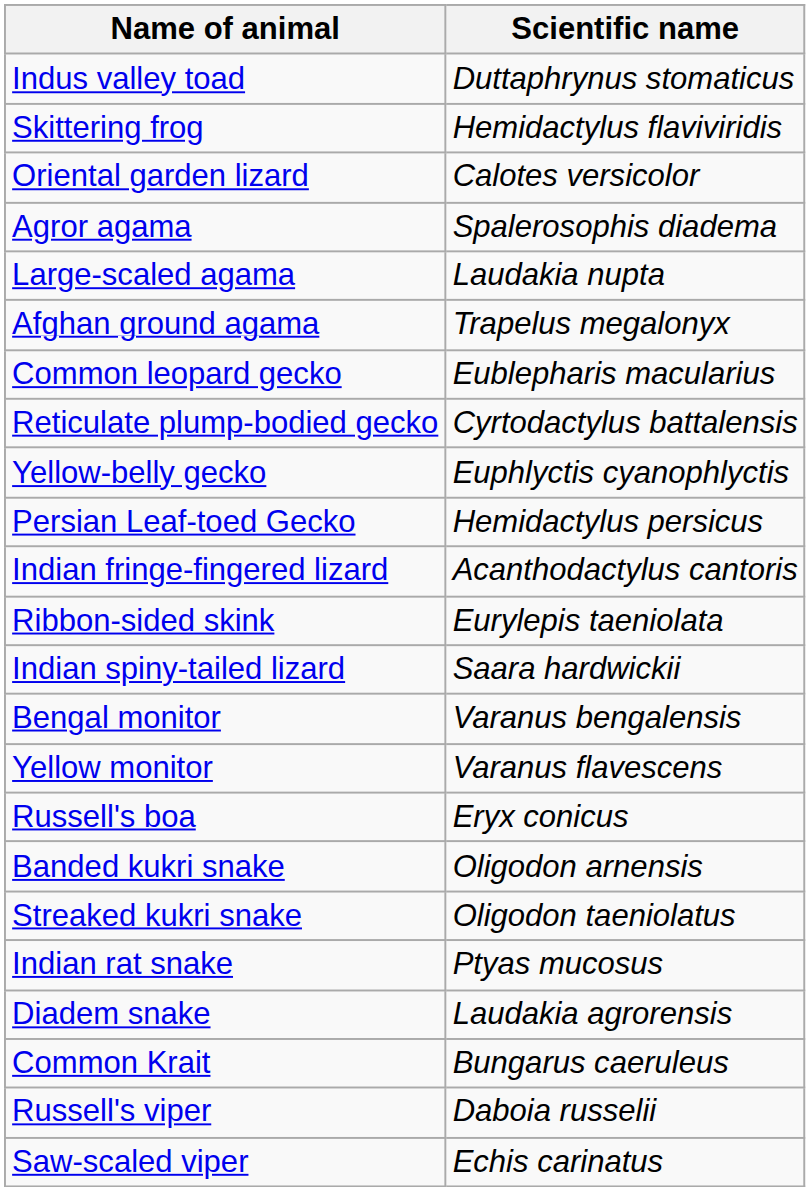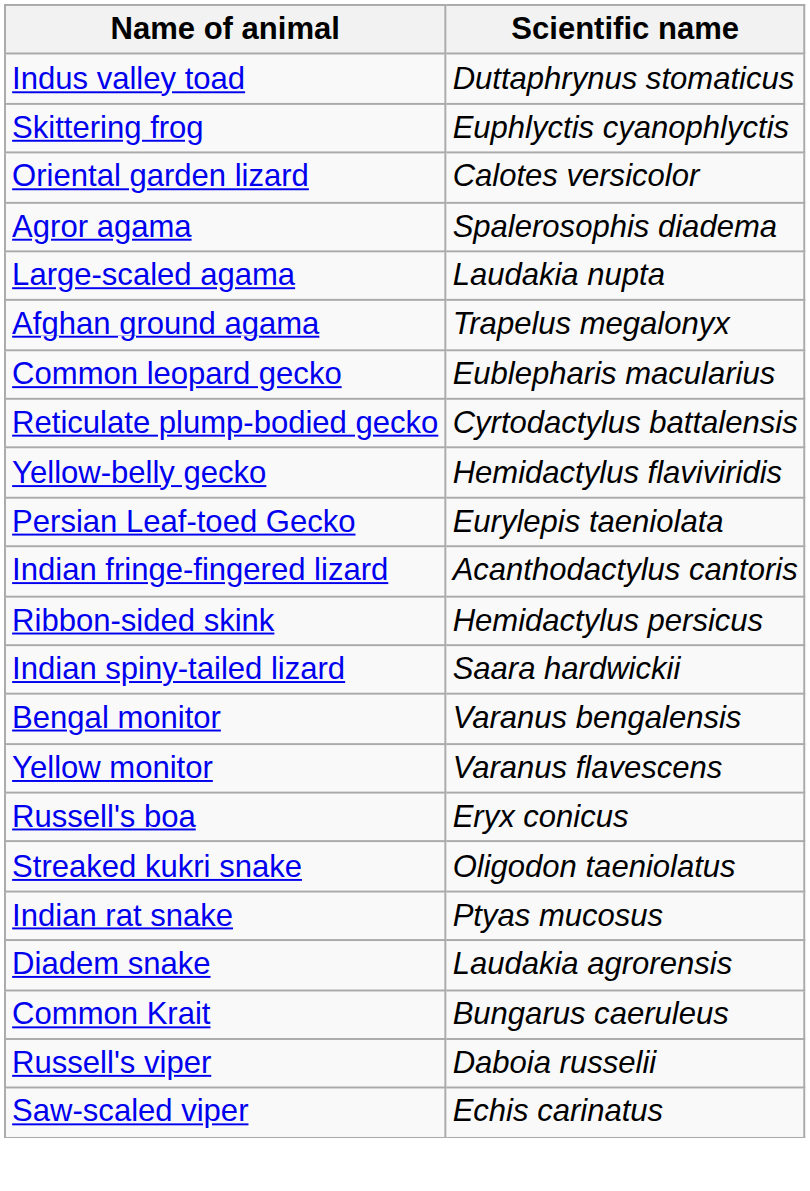(617, 127) Hemidactylus flaviviridis -> (621, 127) Euphlyctis cyanophlyctis
(621, 472) Euphlyctis cyanophlyctis -> (617, 472) Hemidactylus flaviviridis
(608, 521) Hemidactylus persicus -> (588, 521) Eurylepis taeniolata
(588, 619) Eurylepis taeniolata -> (608, 619) Hemidactylus persicus
- row: (148, 865)
